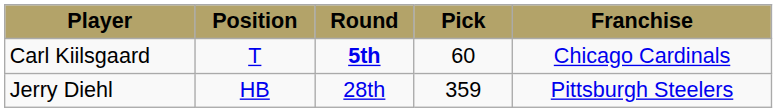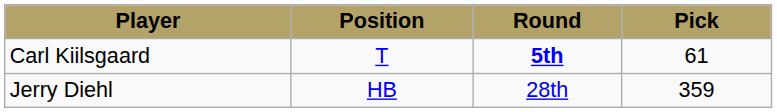- column: (642, 21)
(463, 55) 60 -> (696, 55) 61
